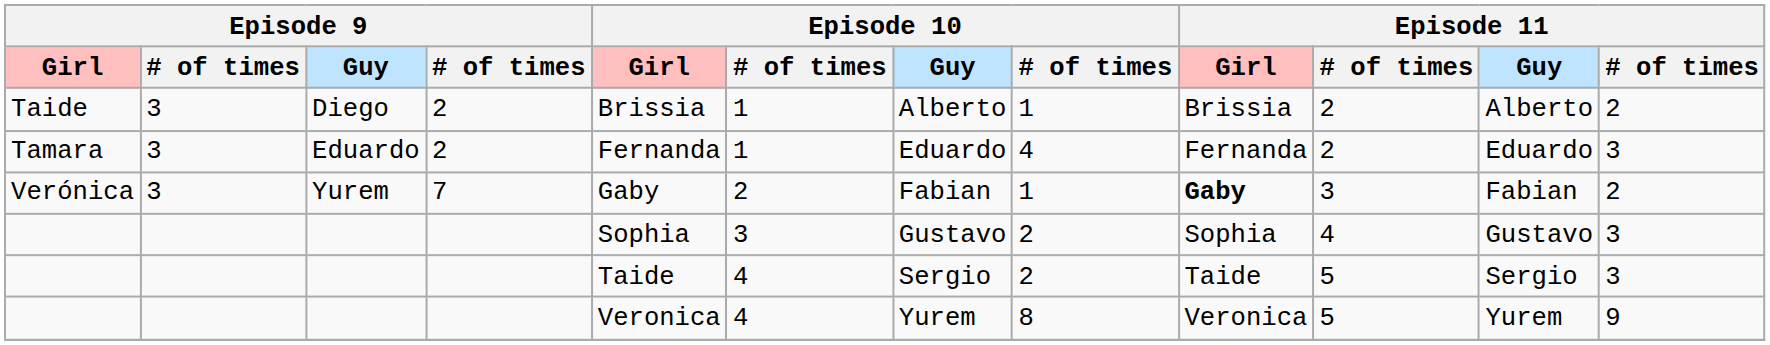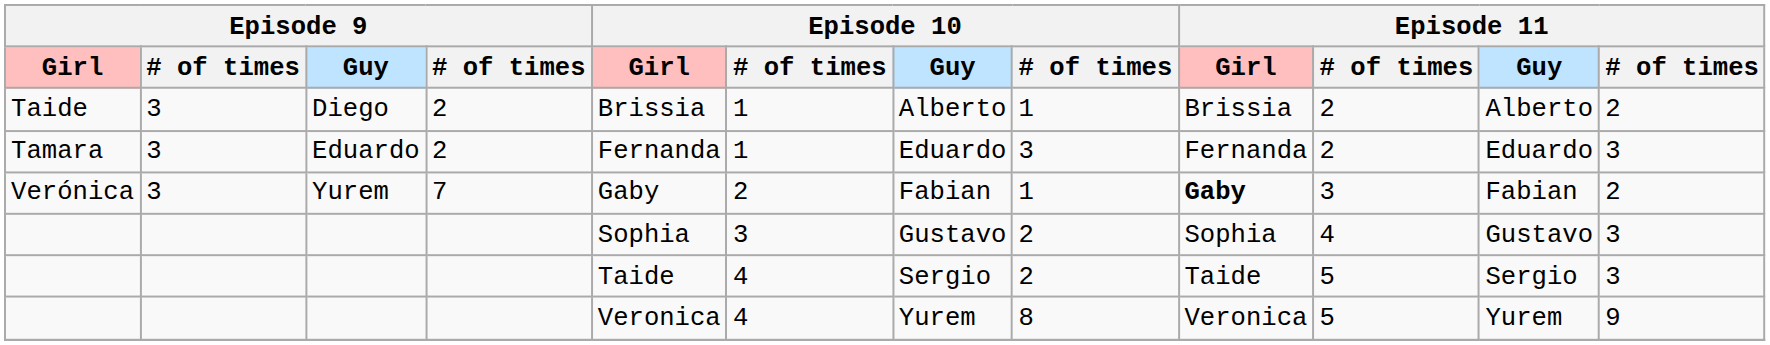(1026, 151) 4 -> (1026, 151) 3
